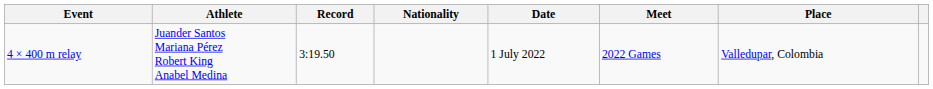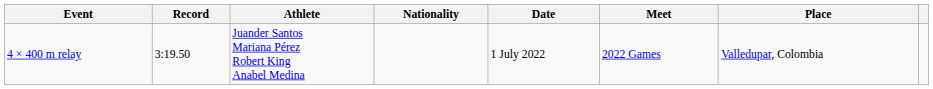columns swapped: (335, 14) <-> (224, 14)
